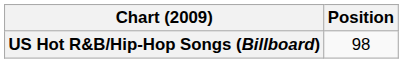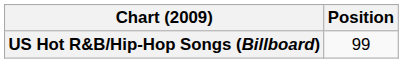(361, 44) 98 -> (361, 44) 99
